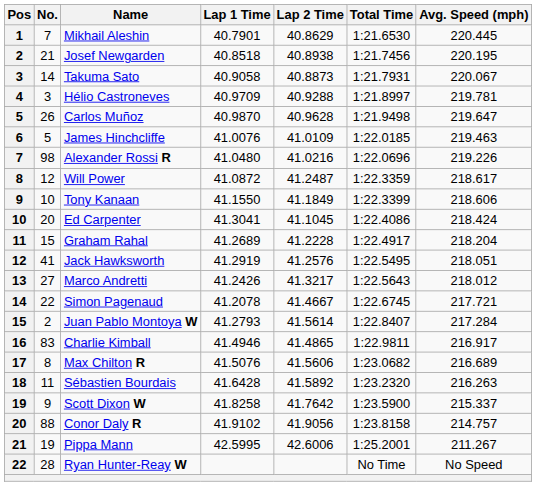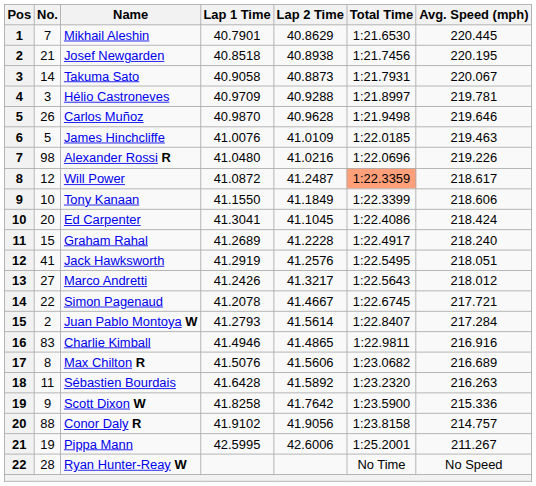(474, 117) 219.647 -> (474, 117) 219.646
(381, 178) no background -> (381, 178) lightsalmon background
(474, 240) 218.204 -> (474, 240) 218.240
(474, 342) 216.917 -> (474, 342) 216.916
(474, 403) 215.337 -> (474, 403) 215.336
